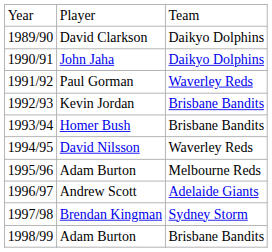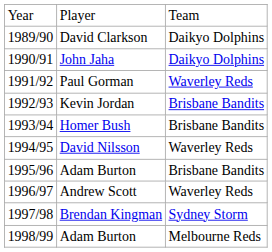(215, 170) Melbourne Reds -> (216, 170) Brisbane Bandits
(214, 192) Adelaide Giants -> (211, 192) Waverley Reds
(216, 236) Brisbane Bandits -> (215, 236) Melbourne Reds
